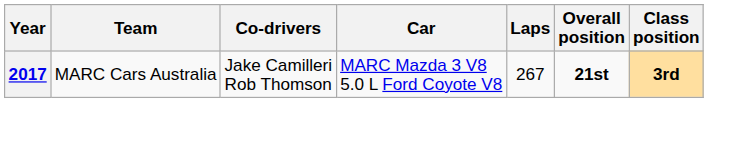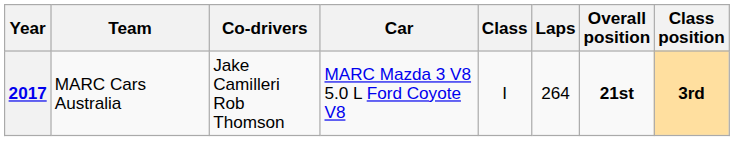+ column: (505, 28)
(530, 74) 267 -> (556, 93) 264
